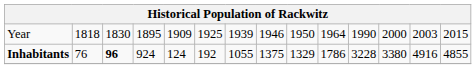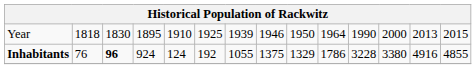(179, 34) 1909 -> (179, 34) 1910
(425, 34) 2003 -> (425, 34) 2013
